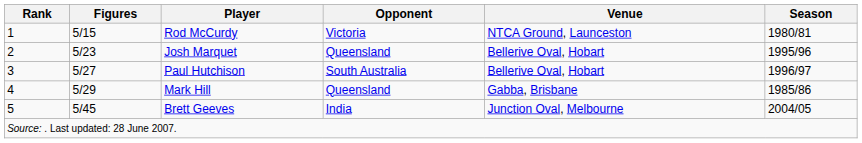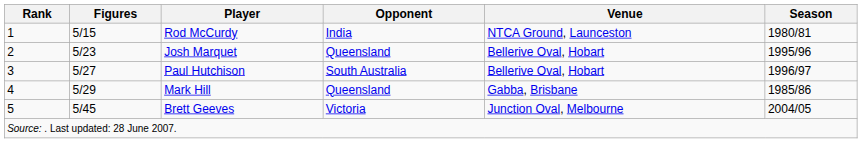(346, 33) Victoria -> (339, 33) India
(339, 109) India -> (346, 109) Victoria
